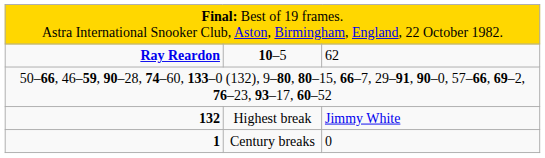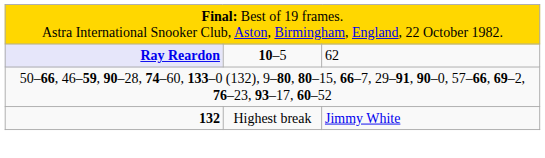(180, 55) no background -> (180, 55) lavender background
- row: (272, 141)
